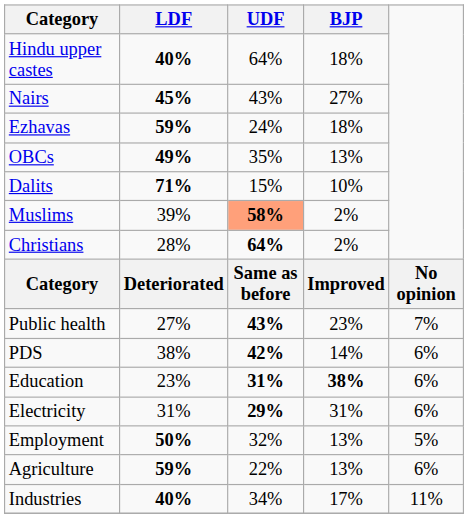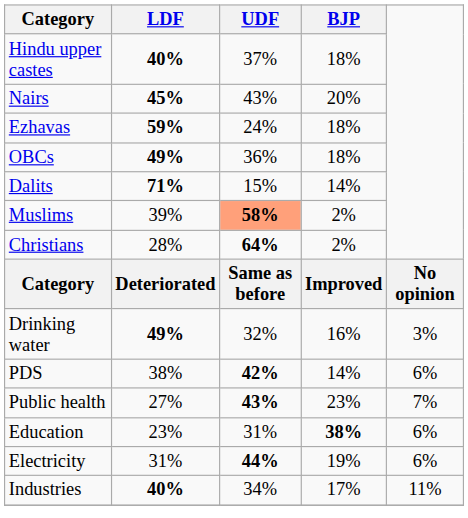(266, 59) 64% -> (260, 59) 37%
(346, 98) 27% -> (344, 98) 20%
(266, 156) 35% -> (260, 156) 36%
(346, 156) 13% -> (344, 156) 18%
(346, 186) 10% -> (344, 186) 14%
+ row: (42, 333)
rows swapped: (26, 352) <-> (57, 323)
(266, 381) bold -> (260, 431) normal
(266, 411) 29% -> (260, 460) 44%
(346, 411) 31% -> (344, 460) 19%
- row: (56, 440)
- row: (51, 469)
